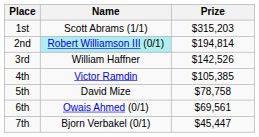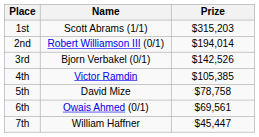(106, 44) paleturquoise background -> (106, 44) no background
(213, 44) $194,814 -> (213, 44) $194,014
(106, 60) William Haffner -> (106, 60) Bjorn Verbakel (0/1)
(106, 124) Bjorn Verbakel (0/1) -> (106, 124) William Haffner
